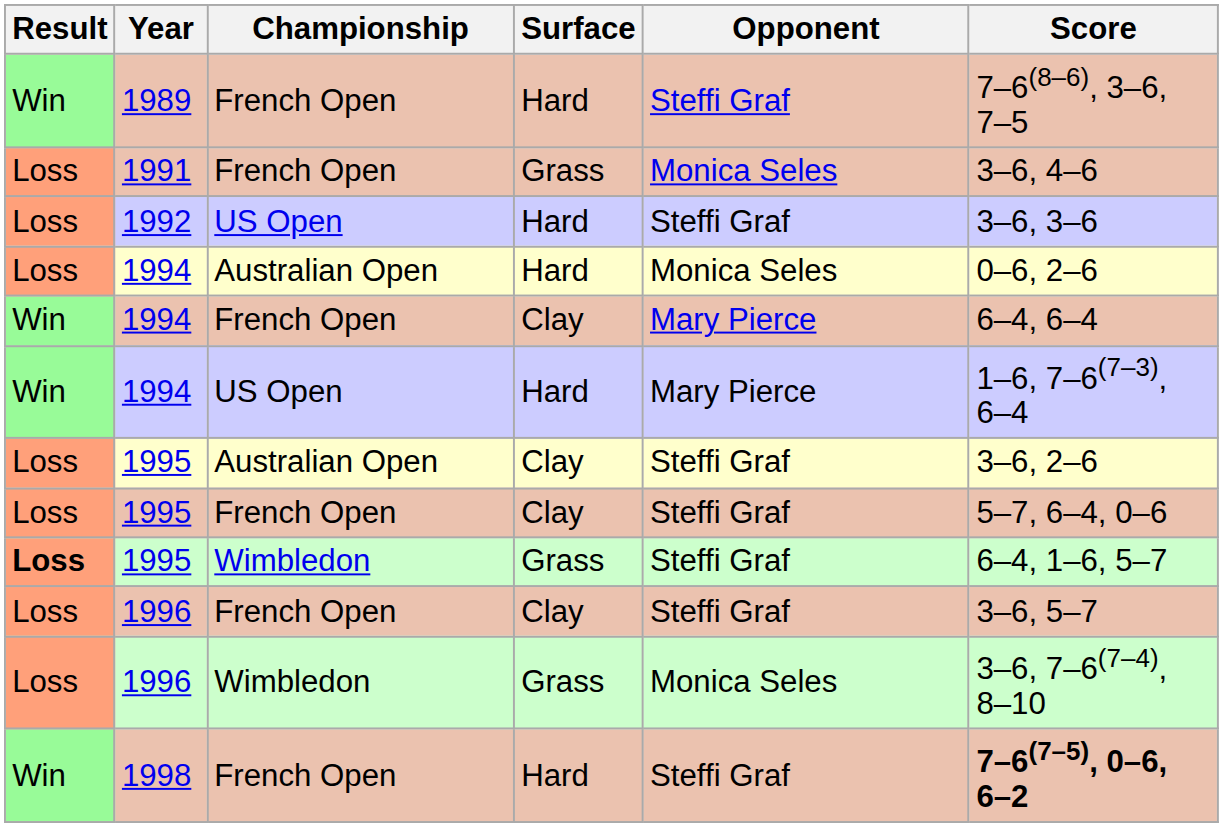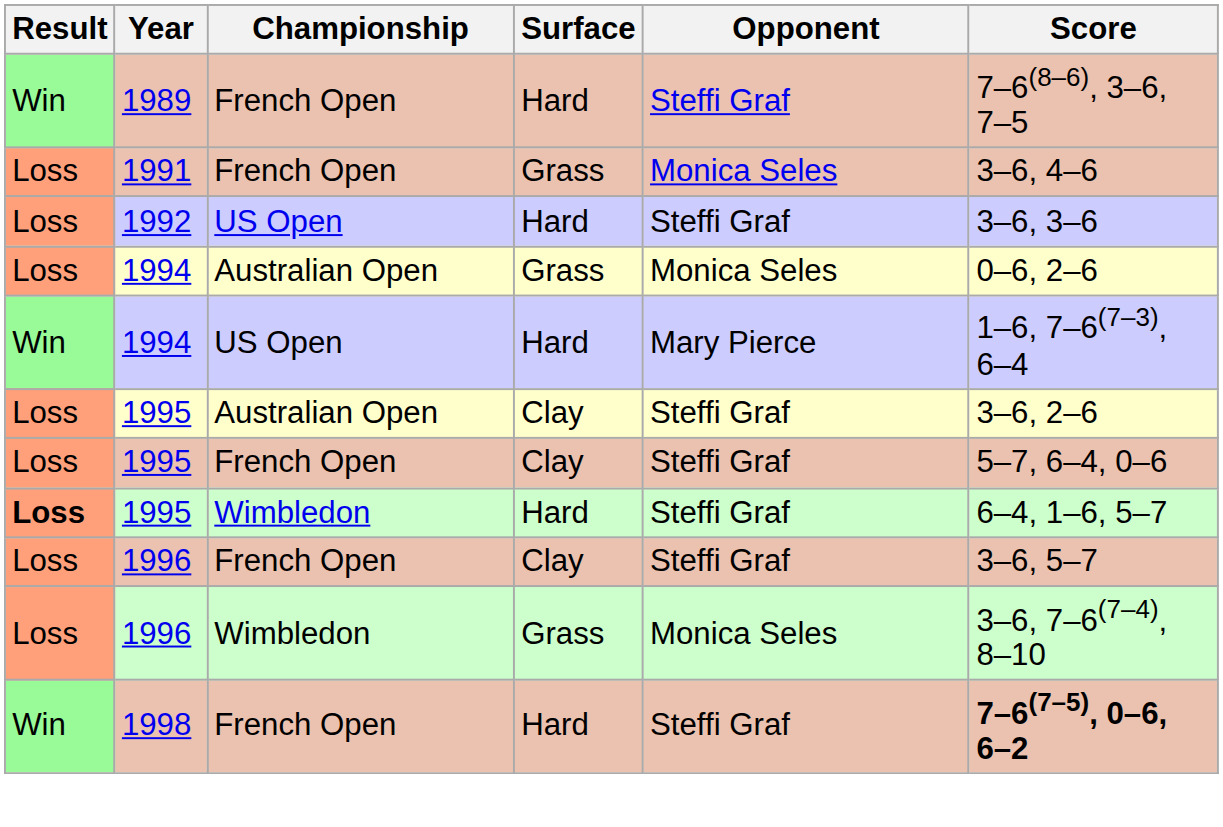(555, 270) Hard -> (563, 270) Grass
- row: (157, 320)
(563, 561) Grass -> (555, 512) Hard
